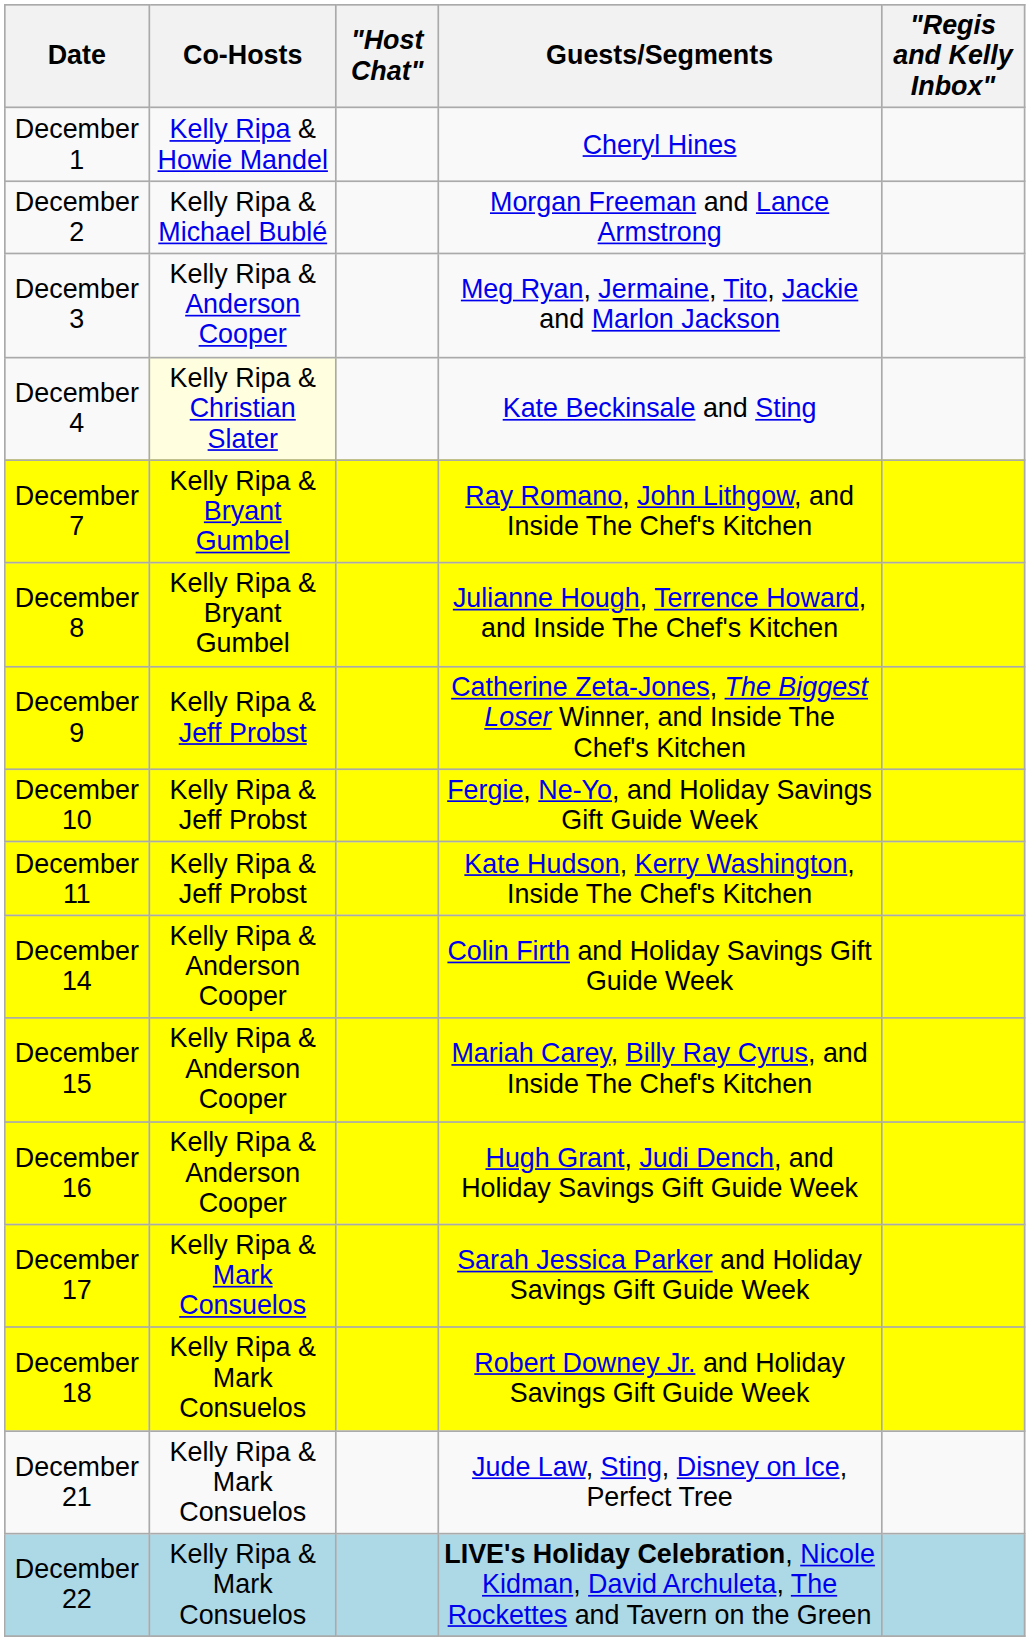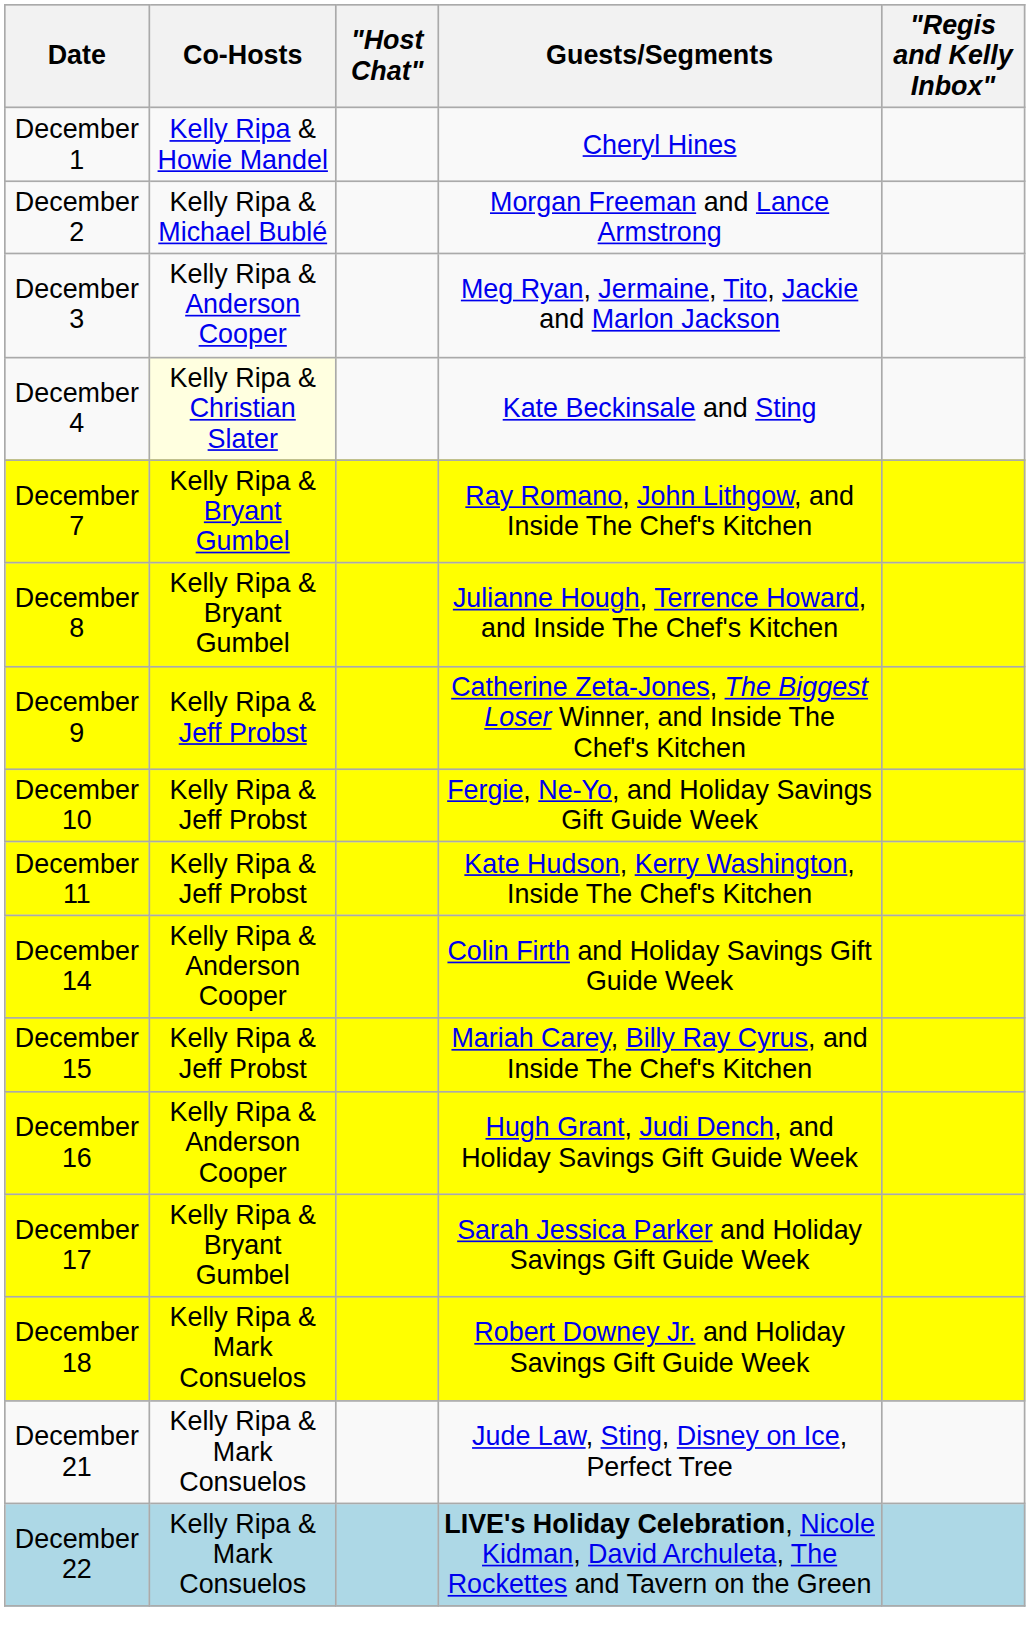(243, 1069) Kelly Ripa & Anderson Cooper -> (243, 1054) Kelly Ripa & Jeff Probst
(243, 1275) Kelly Ripa & Mark Consuelos -> (243, 1245) Kelly Ripa & Bryant Gumbel
